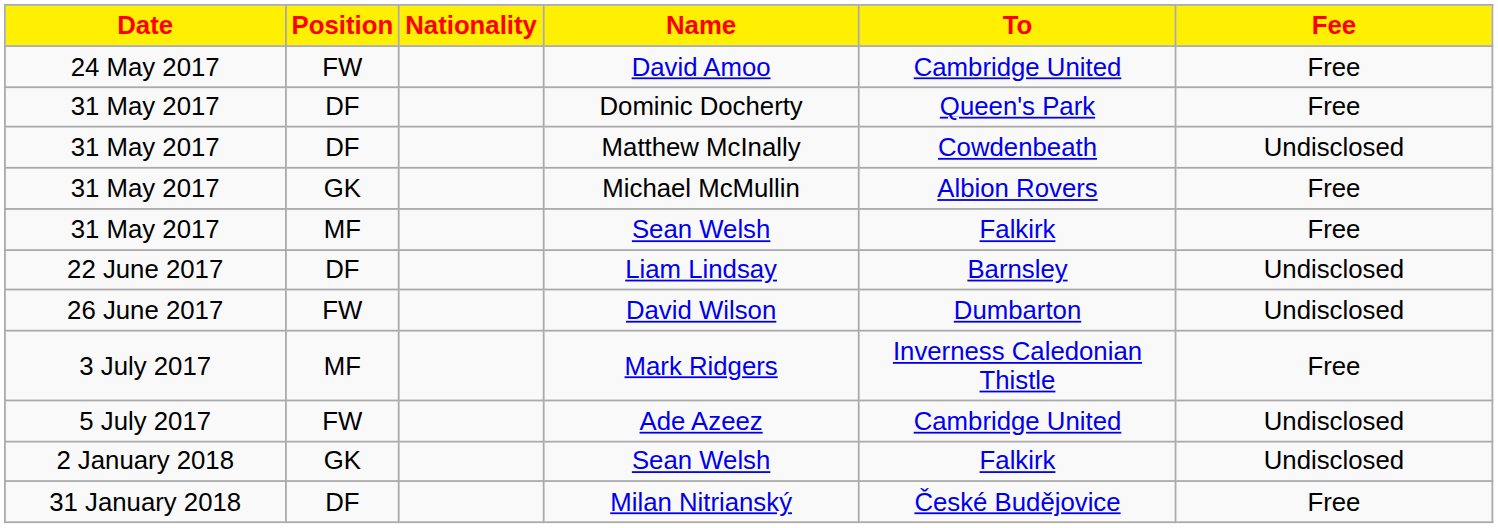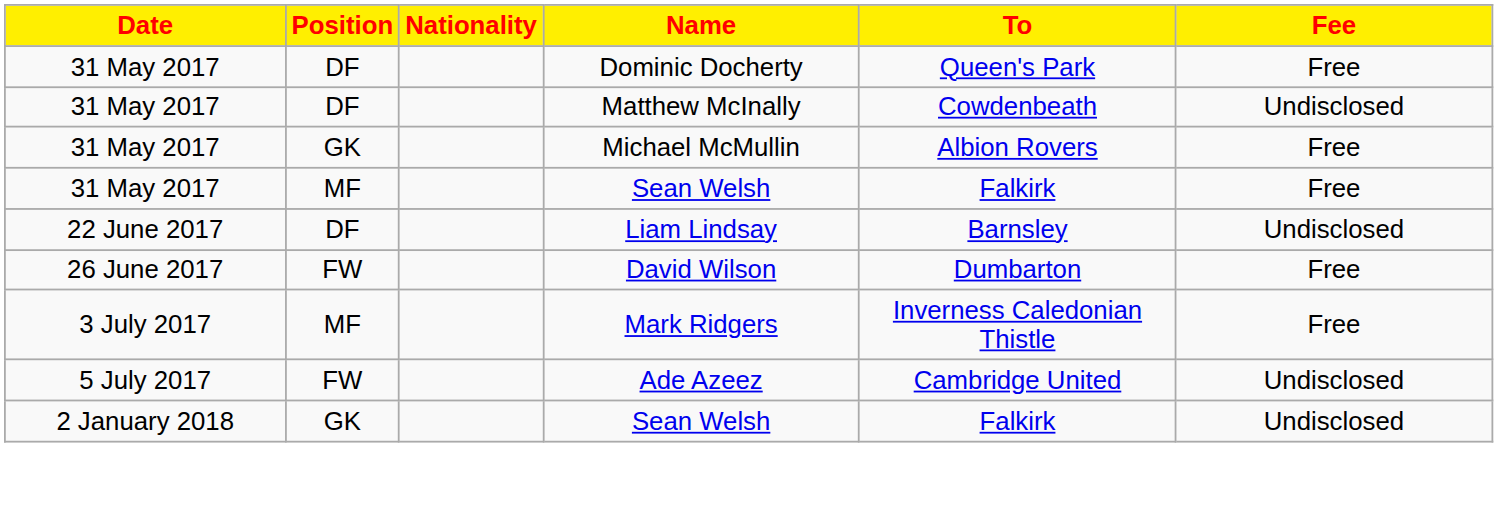- row: (145, 66)
(1334, 311) Undisclosed -> (1334, 270) Free
- row: (145, 502)
